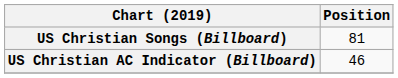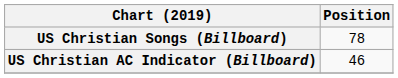(357, 39) 81 -> (357, 39) 78
